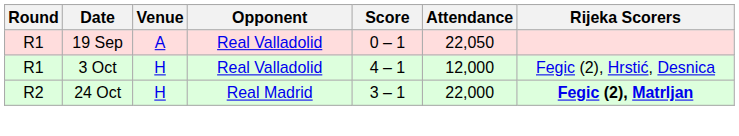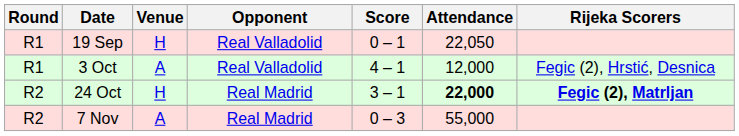(160, 43) A -> (160, 43) H
(160, 68) H -> (160, 68) A
(470, 93) normal -> (470, 93) bold
+ row: (98, 118)
